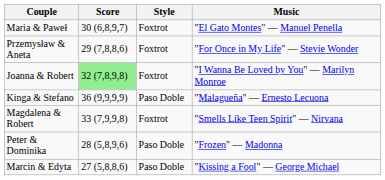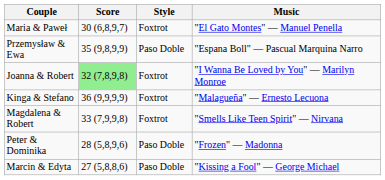- row: (36, 49)
+ row: (36, 49)
(161, 97) Paso Doble -> (153, 97) Foxtrot
